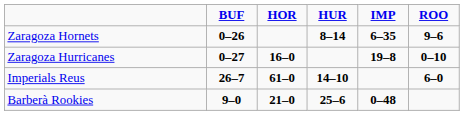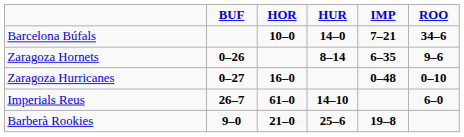+ row: (52, 36)
(383, 57) 19–8 -> (383, 78) 0–48
(383, 100) 0–48 -> (383, 121) 19–8
